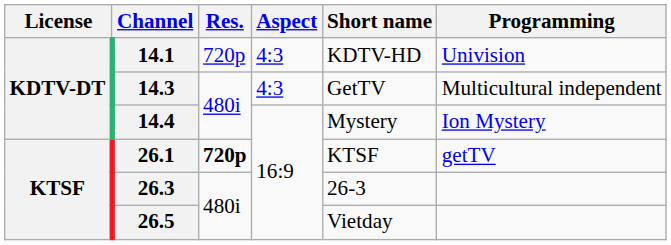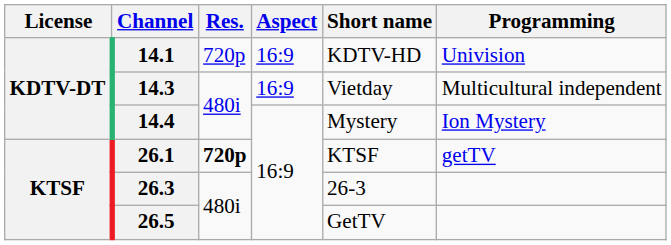(270, 54) 4:3 -> (275, 54) 16:9
(270, 88) 4:3 -> (275, 88) 16:9
(356, 88) GetTV -> (360, 88) Vietday
(360, 222) Vietday -> (356, 222) GetTV
